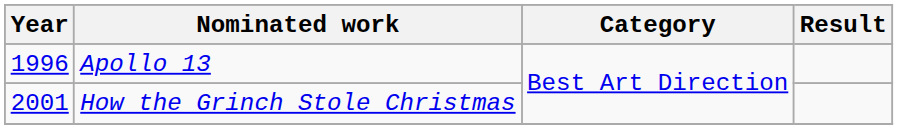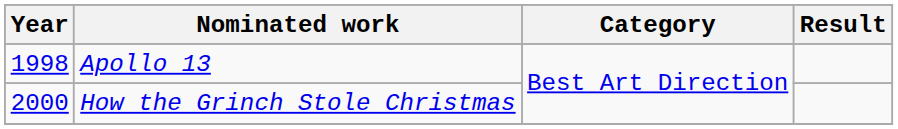(40, 64) 1996 -> (40, 64) 1998
(40, 103) 2001 -> (40, 103) 2000
